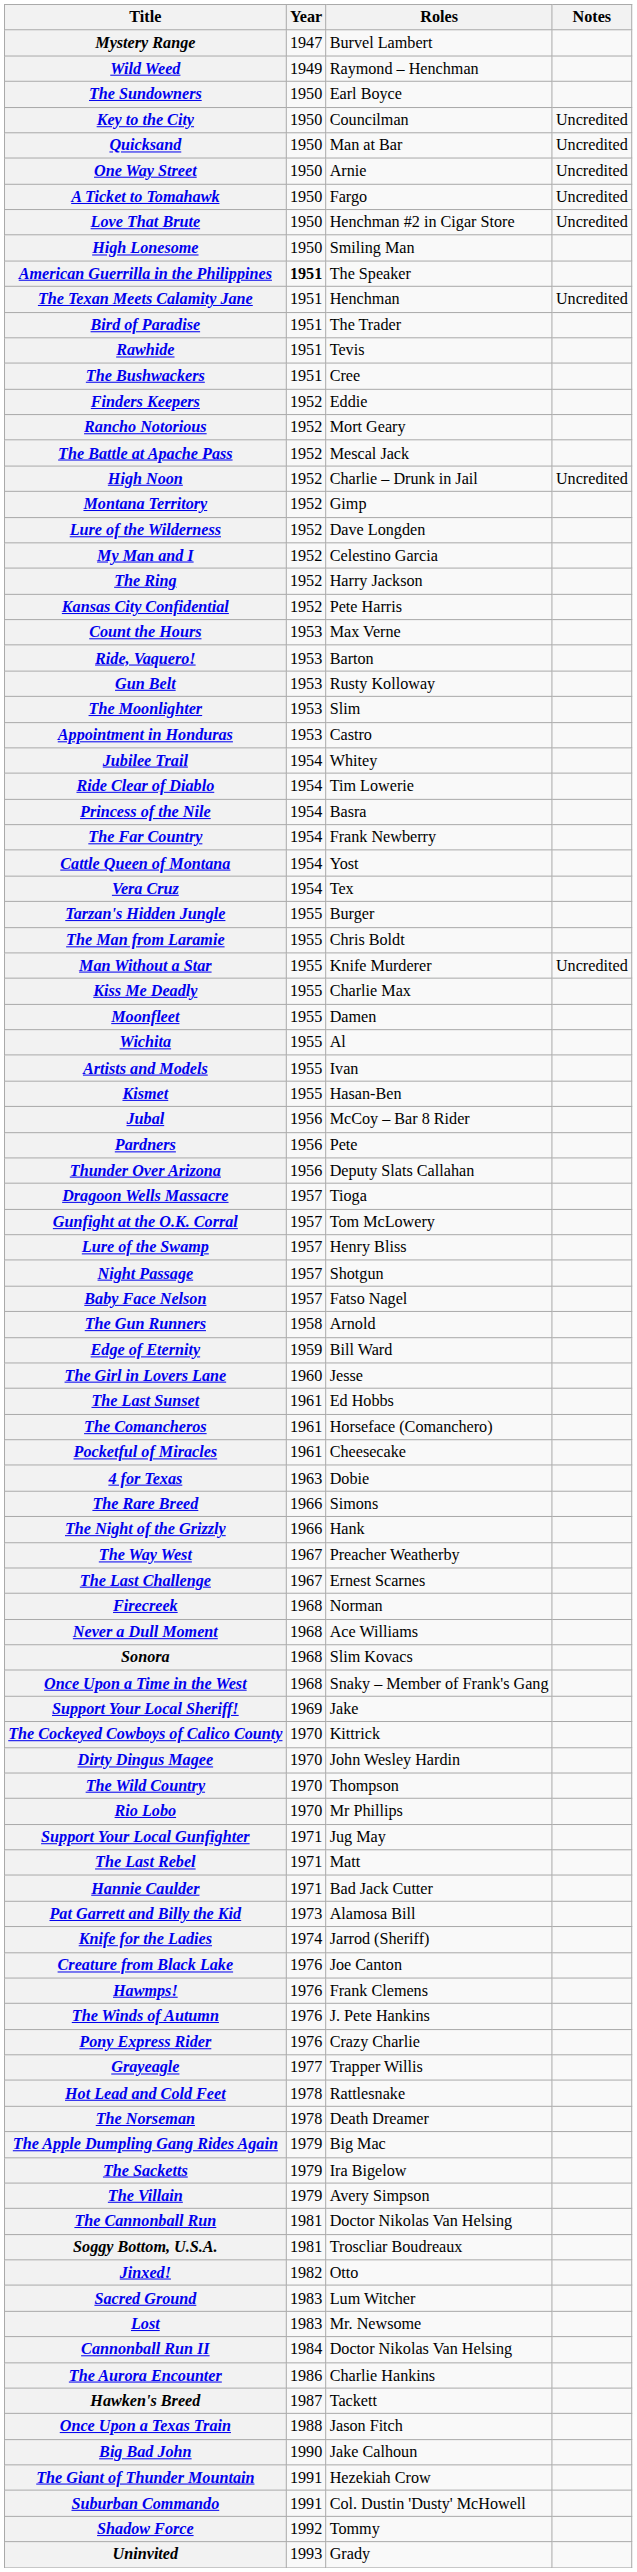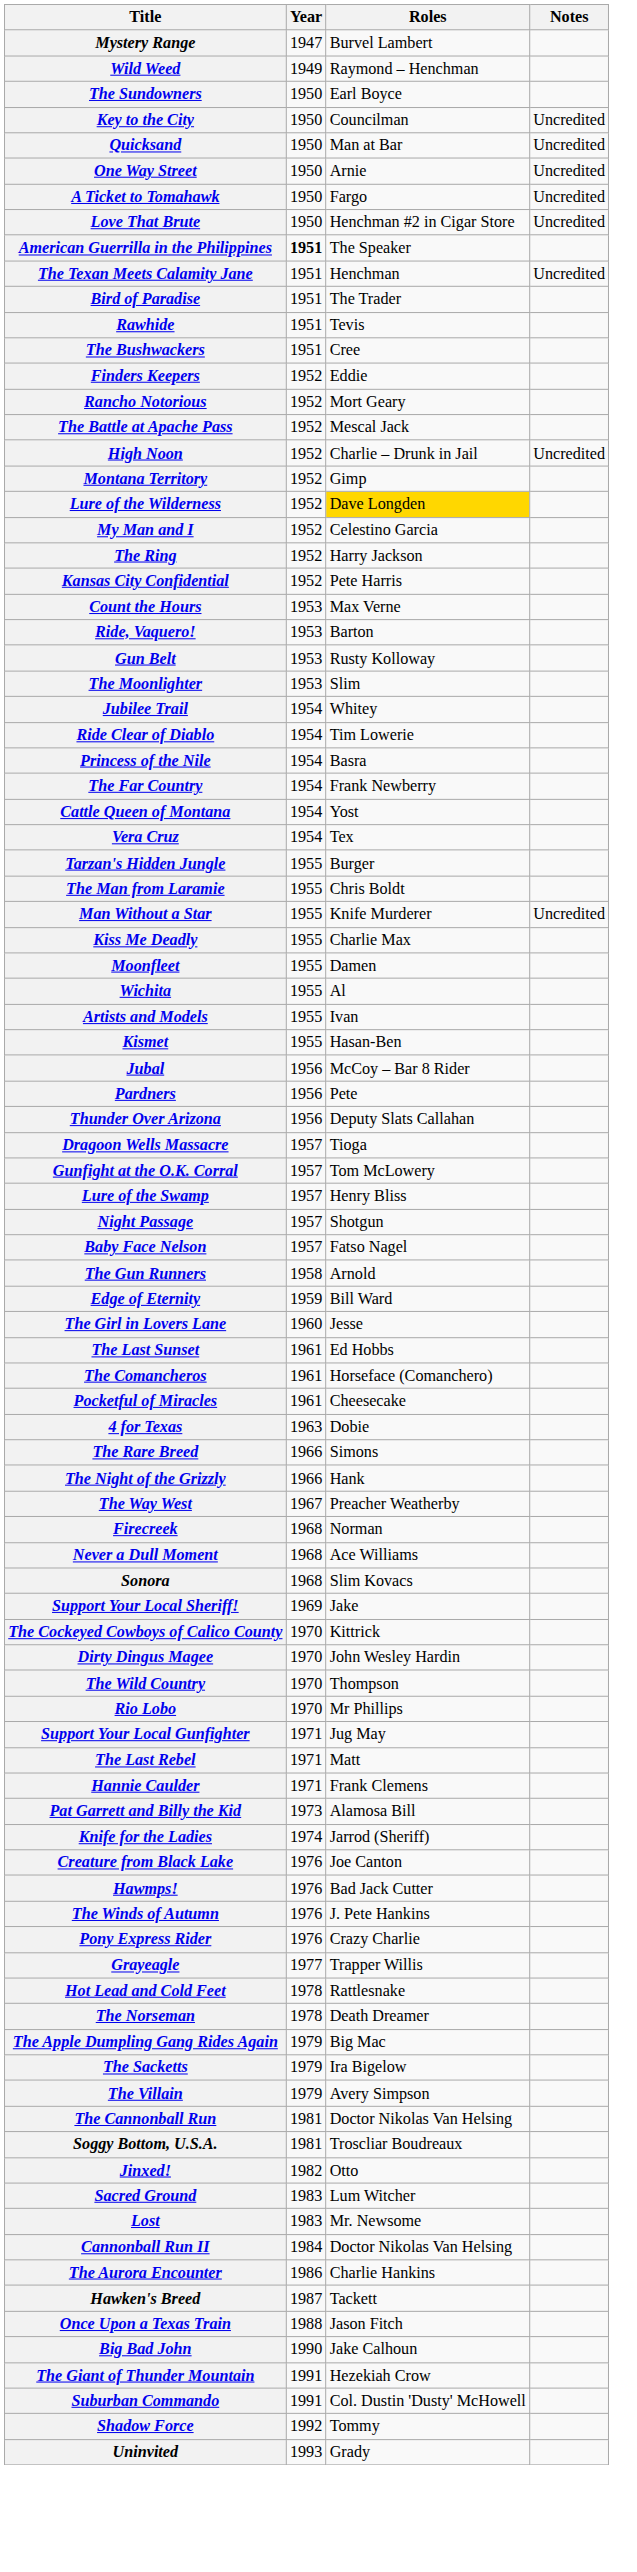- row: (145, 247)
(377, 529) no background -> (377, 504) gold background
- row: (145, 734)
- row: (145, 1580)
- row: (145, 1683)
(381, 1888) Bad Jack Cutter -> (379, 1785) Frank Clemens
(379, 1990) Frank Clemens -> (381, 1888) Bad Jack Cutter
